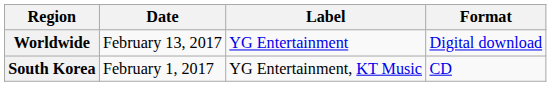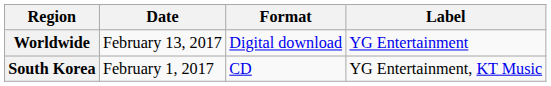columns swapped: (486, 17) <-> (326, 17)
